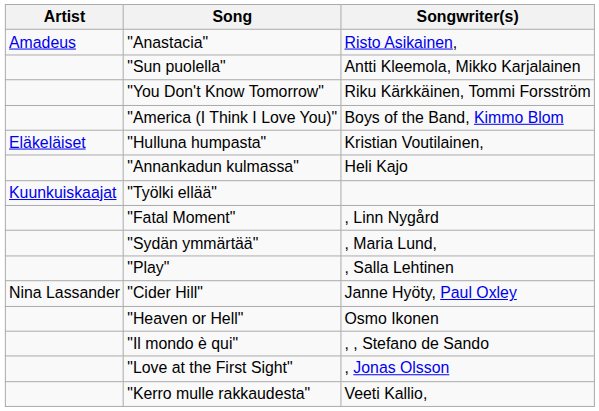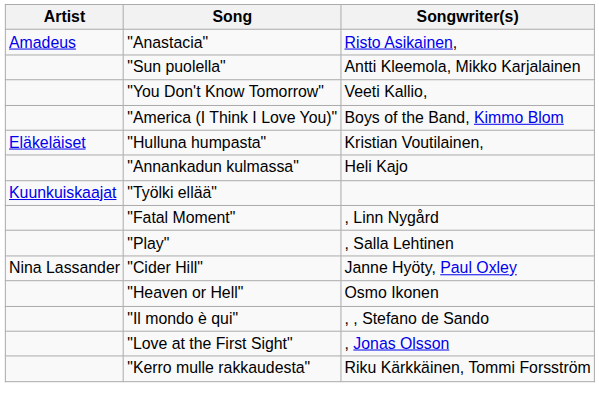(468, 92) Riku Kärkkäinen, Tommi Forsström -> (386, 92) Veeti Kallio,
- row: (193, 243)
(386, 393) Veeti Kallio, -> (468, 368) Riku Kärkkäinen, Tommi Forsström
